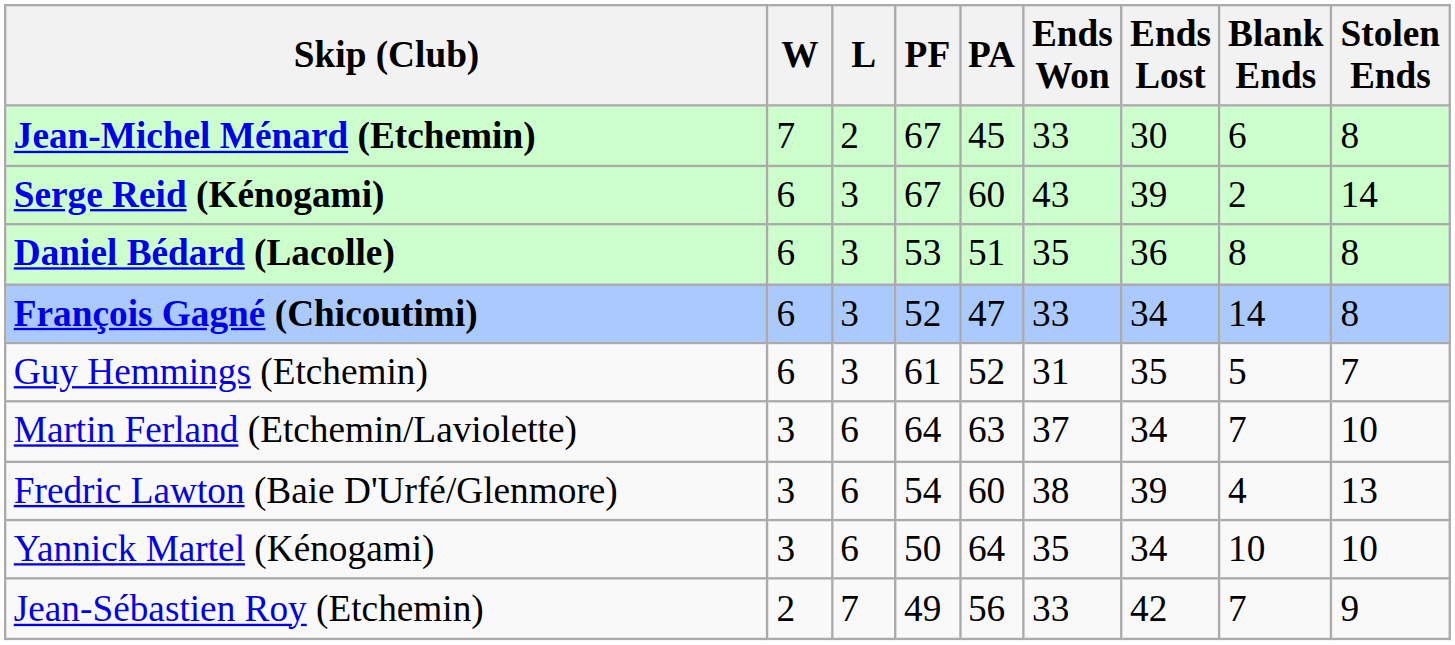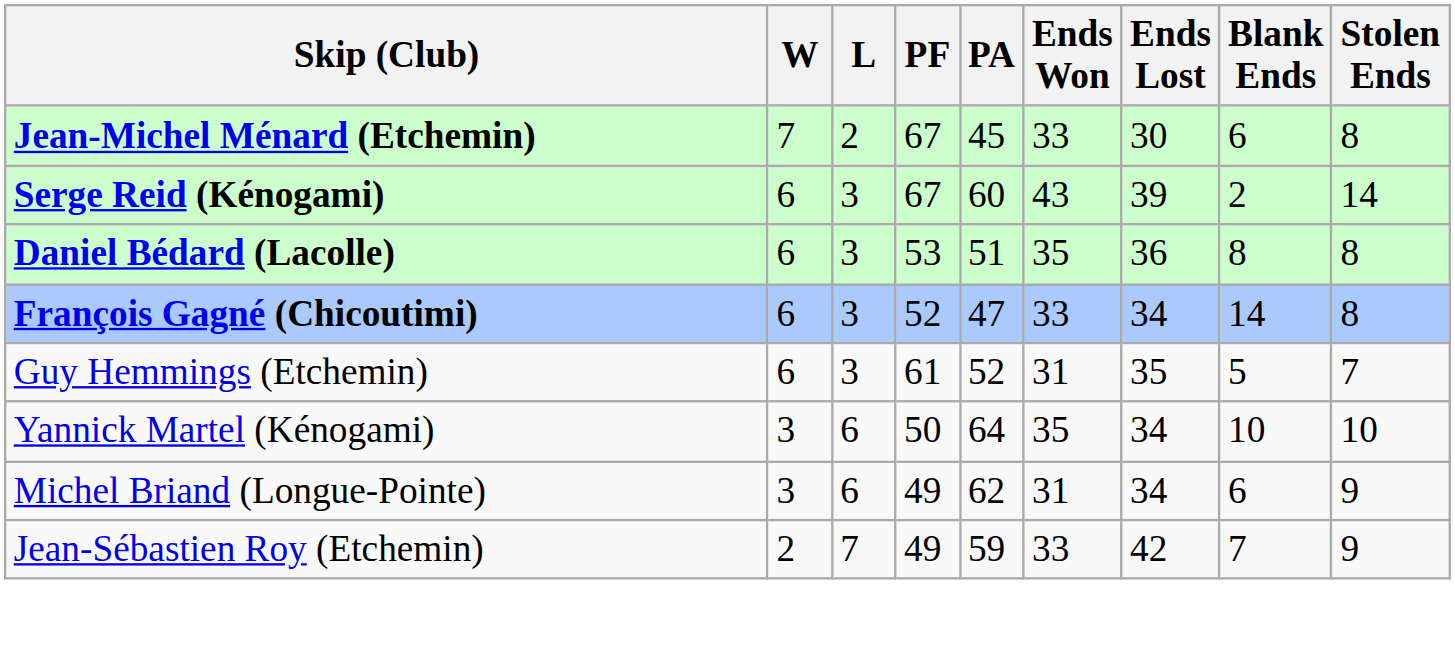- row: (295, 430)
- row: (316, 489)
+ row: (250, 489)
(987, 608) 56 -> (987, 548) 59
